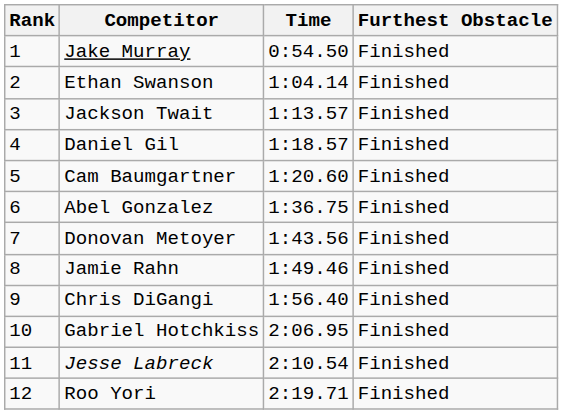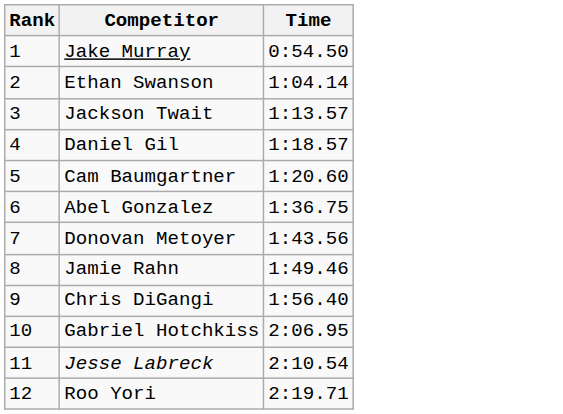- column: (455, 20)
